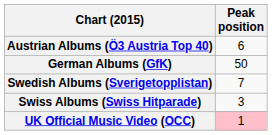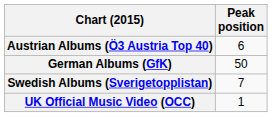- row: (110, 102)
(241, 121) pink background -> (241, 102) no background
